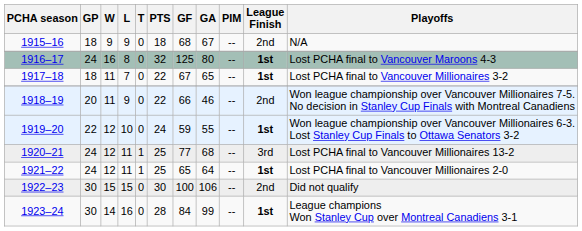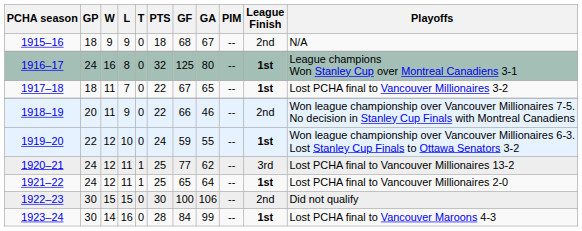(393, 59) Lost PCHA final to Vancouver Maroons 4-3 -> (403, 65) League champions Won Stanley Cup over Montreal Canadiens 3-1
(208, 153) 68 -> (208, 165) 62
(403, 211) League champions Won Stanley Cup over Montreal Canadiens 3-1 -> (393, 217) Lost PCHA final to Vancouver Maroons 4-3
